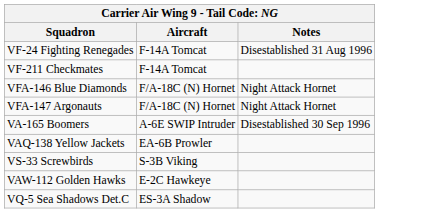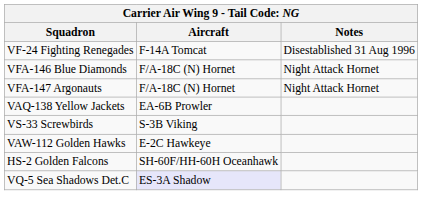- row: (55, 69)
- row: (48, 124)
+ row: (58, 161)
(175, 198) no background -> (175, 180) lavender background
